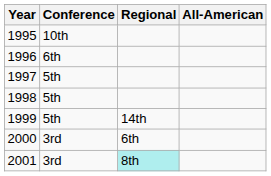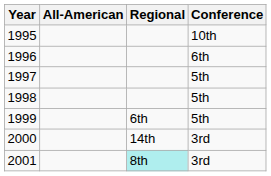columns swapped: (79, 14) <-> (223, 14)
(134, 118) 14th -> (139, 118) 6th
(130, 139) 6th -> (142, 139) 14th
